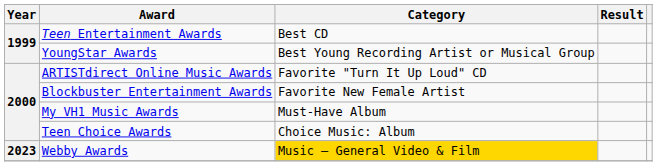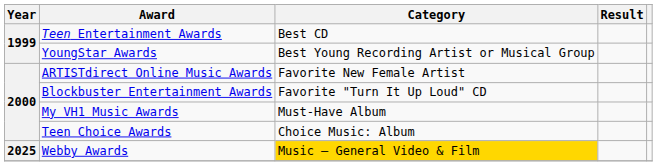(382, 73) Favorite "Turn It Up Loud" CD -> (372, 73) Favorite New Female Artist
(372, 92) Favorite New Female Artist -> (382, 92) Favorite "Turn It Up Loud" CD
(22, 151) 2023 -> (22, 151) 2025
